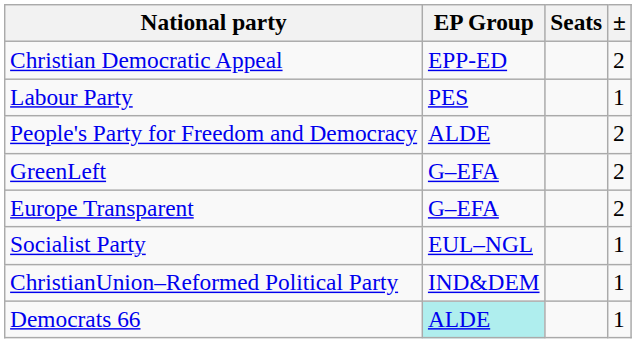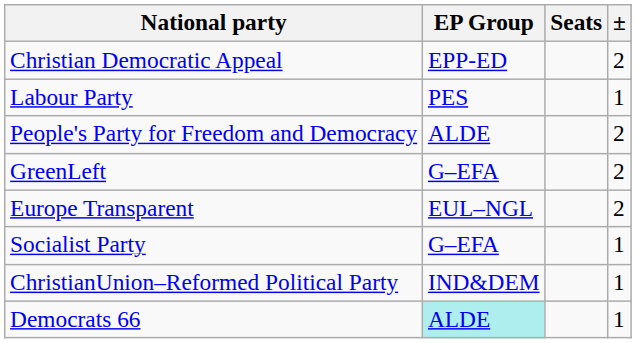(463, 208) G–EFA -> (480, 208) EUL–NGL
(480, 245) EUL–NGL -> (463, 245) G–EFA
